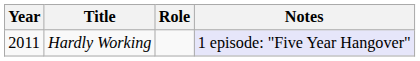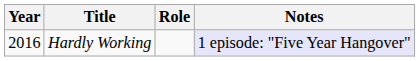(24, 42) 2011 -> (24, 42) 2016
